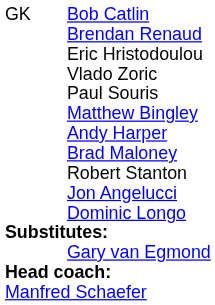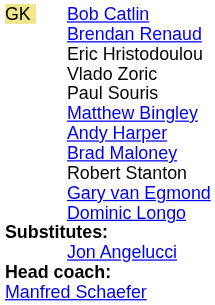(18, 14) no background -> (18, 14) khaki background
rows swapped: (139, 252) <-> (122, 192)
